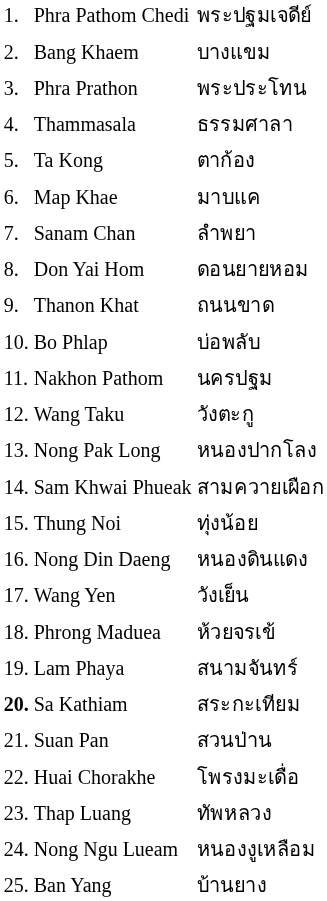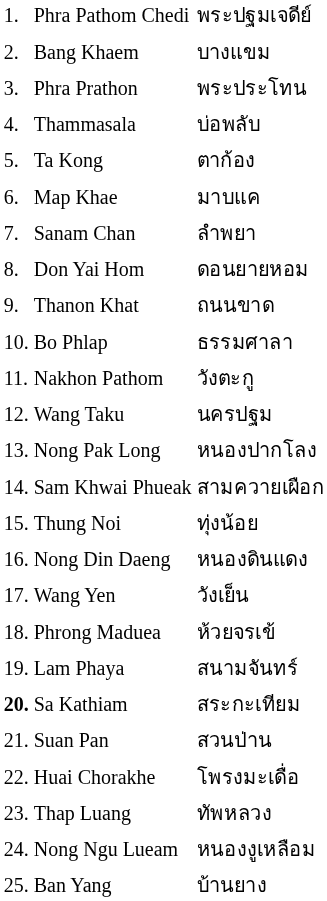(245, 124) ธรรมศาลา -> (228, 124) บ่อพลับ
(228, 342) บ่อพลับ -> (245, 342) ธรรมศาลา
(235, 378) นครปฐม -> (225, 378) วังตะกู
(225, 414) วังตะกู -> (235, 414) นครปฐม
